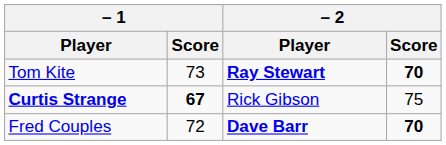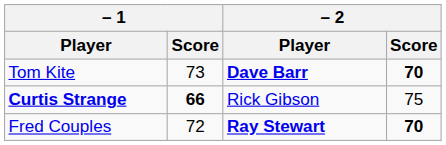(276, 72) Ray Stewart -> (267, 72) Dave Barr
(195, 99) 67 -> (195, 99) 66
(267, 126) Dave Barr -> (276, 126) Ray Stewart
